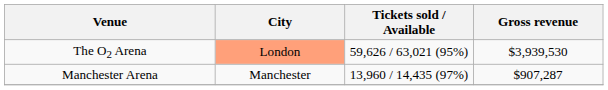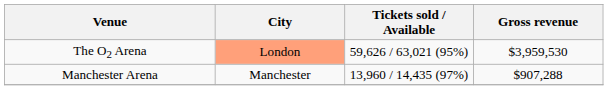(538, 52) $3,939,530 -> (538, 52) $3,959,530
(538, 74) $907,287 -> (538, 74) $907,288
